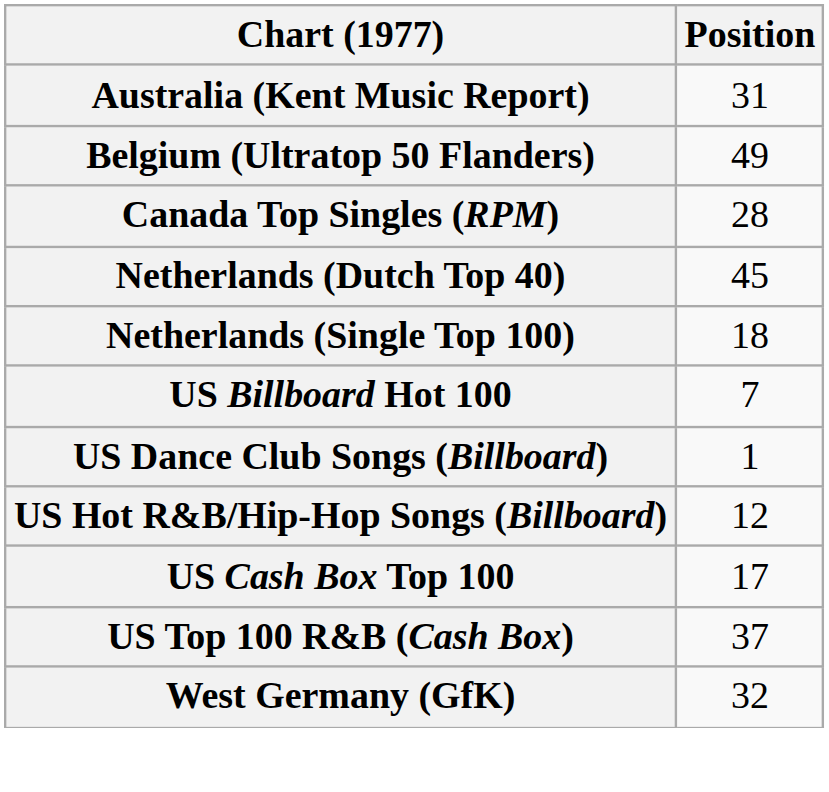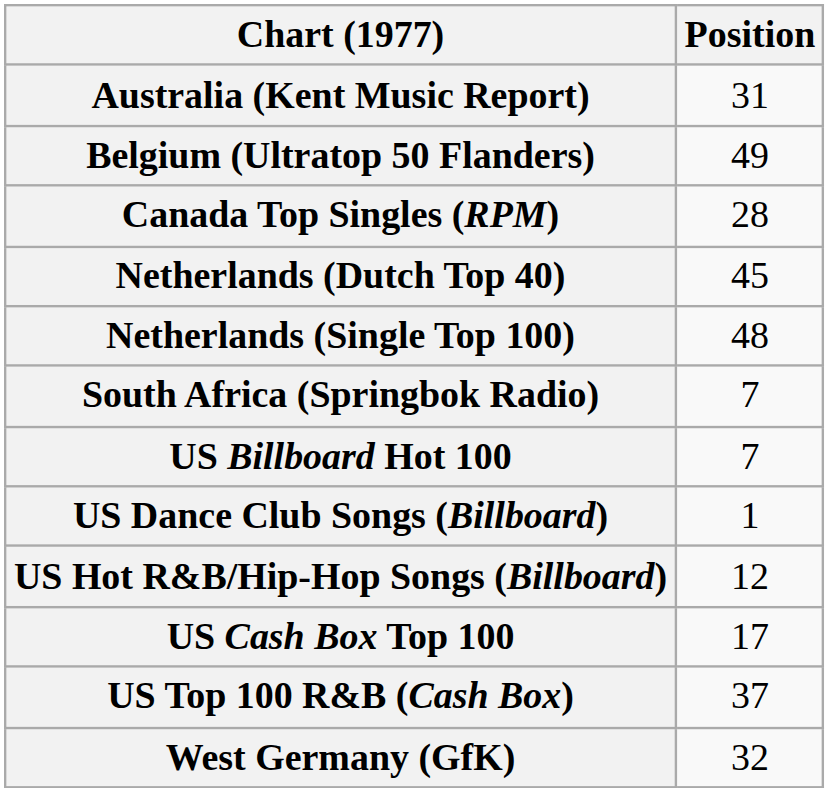(750, 335) 18 -> (750, 335) 48
+ row: (341, 395)
